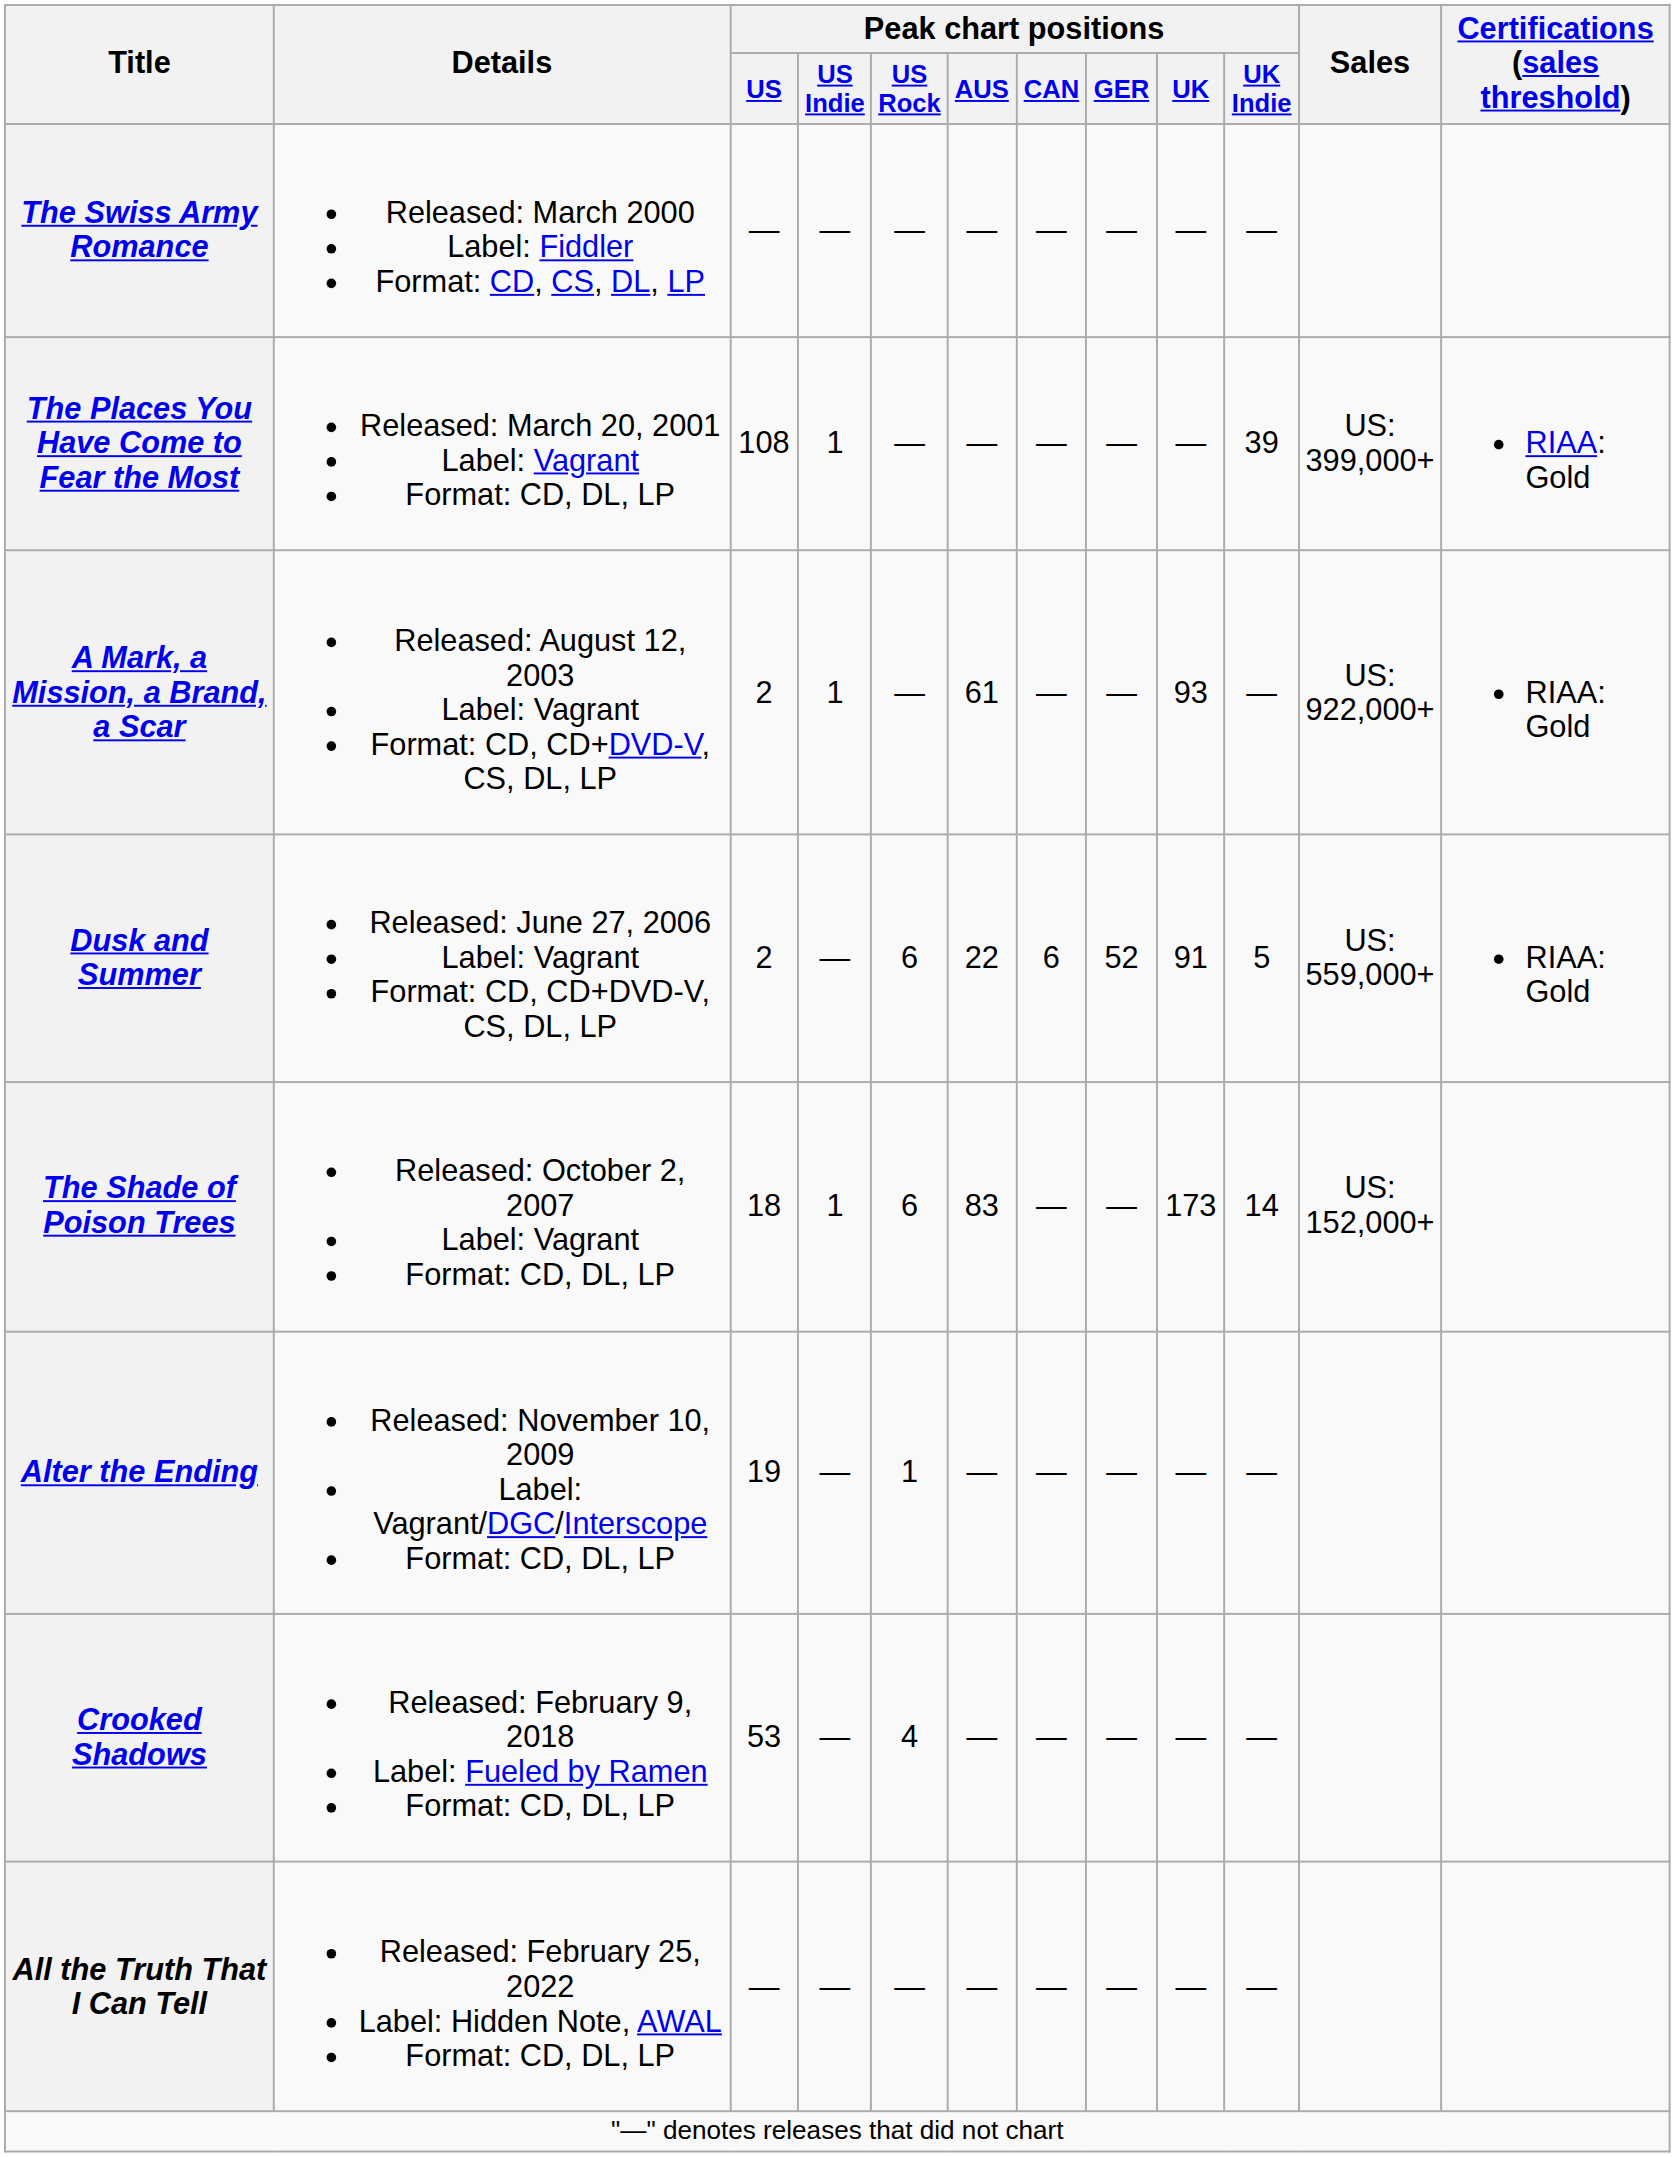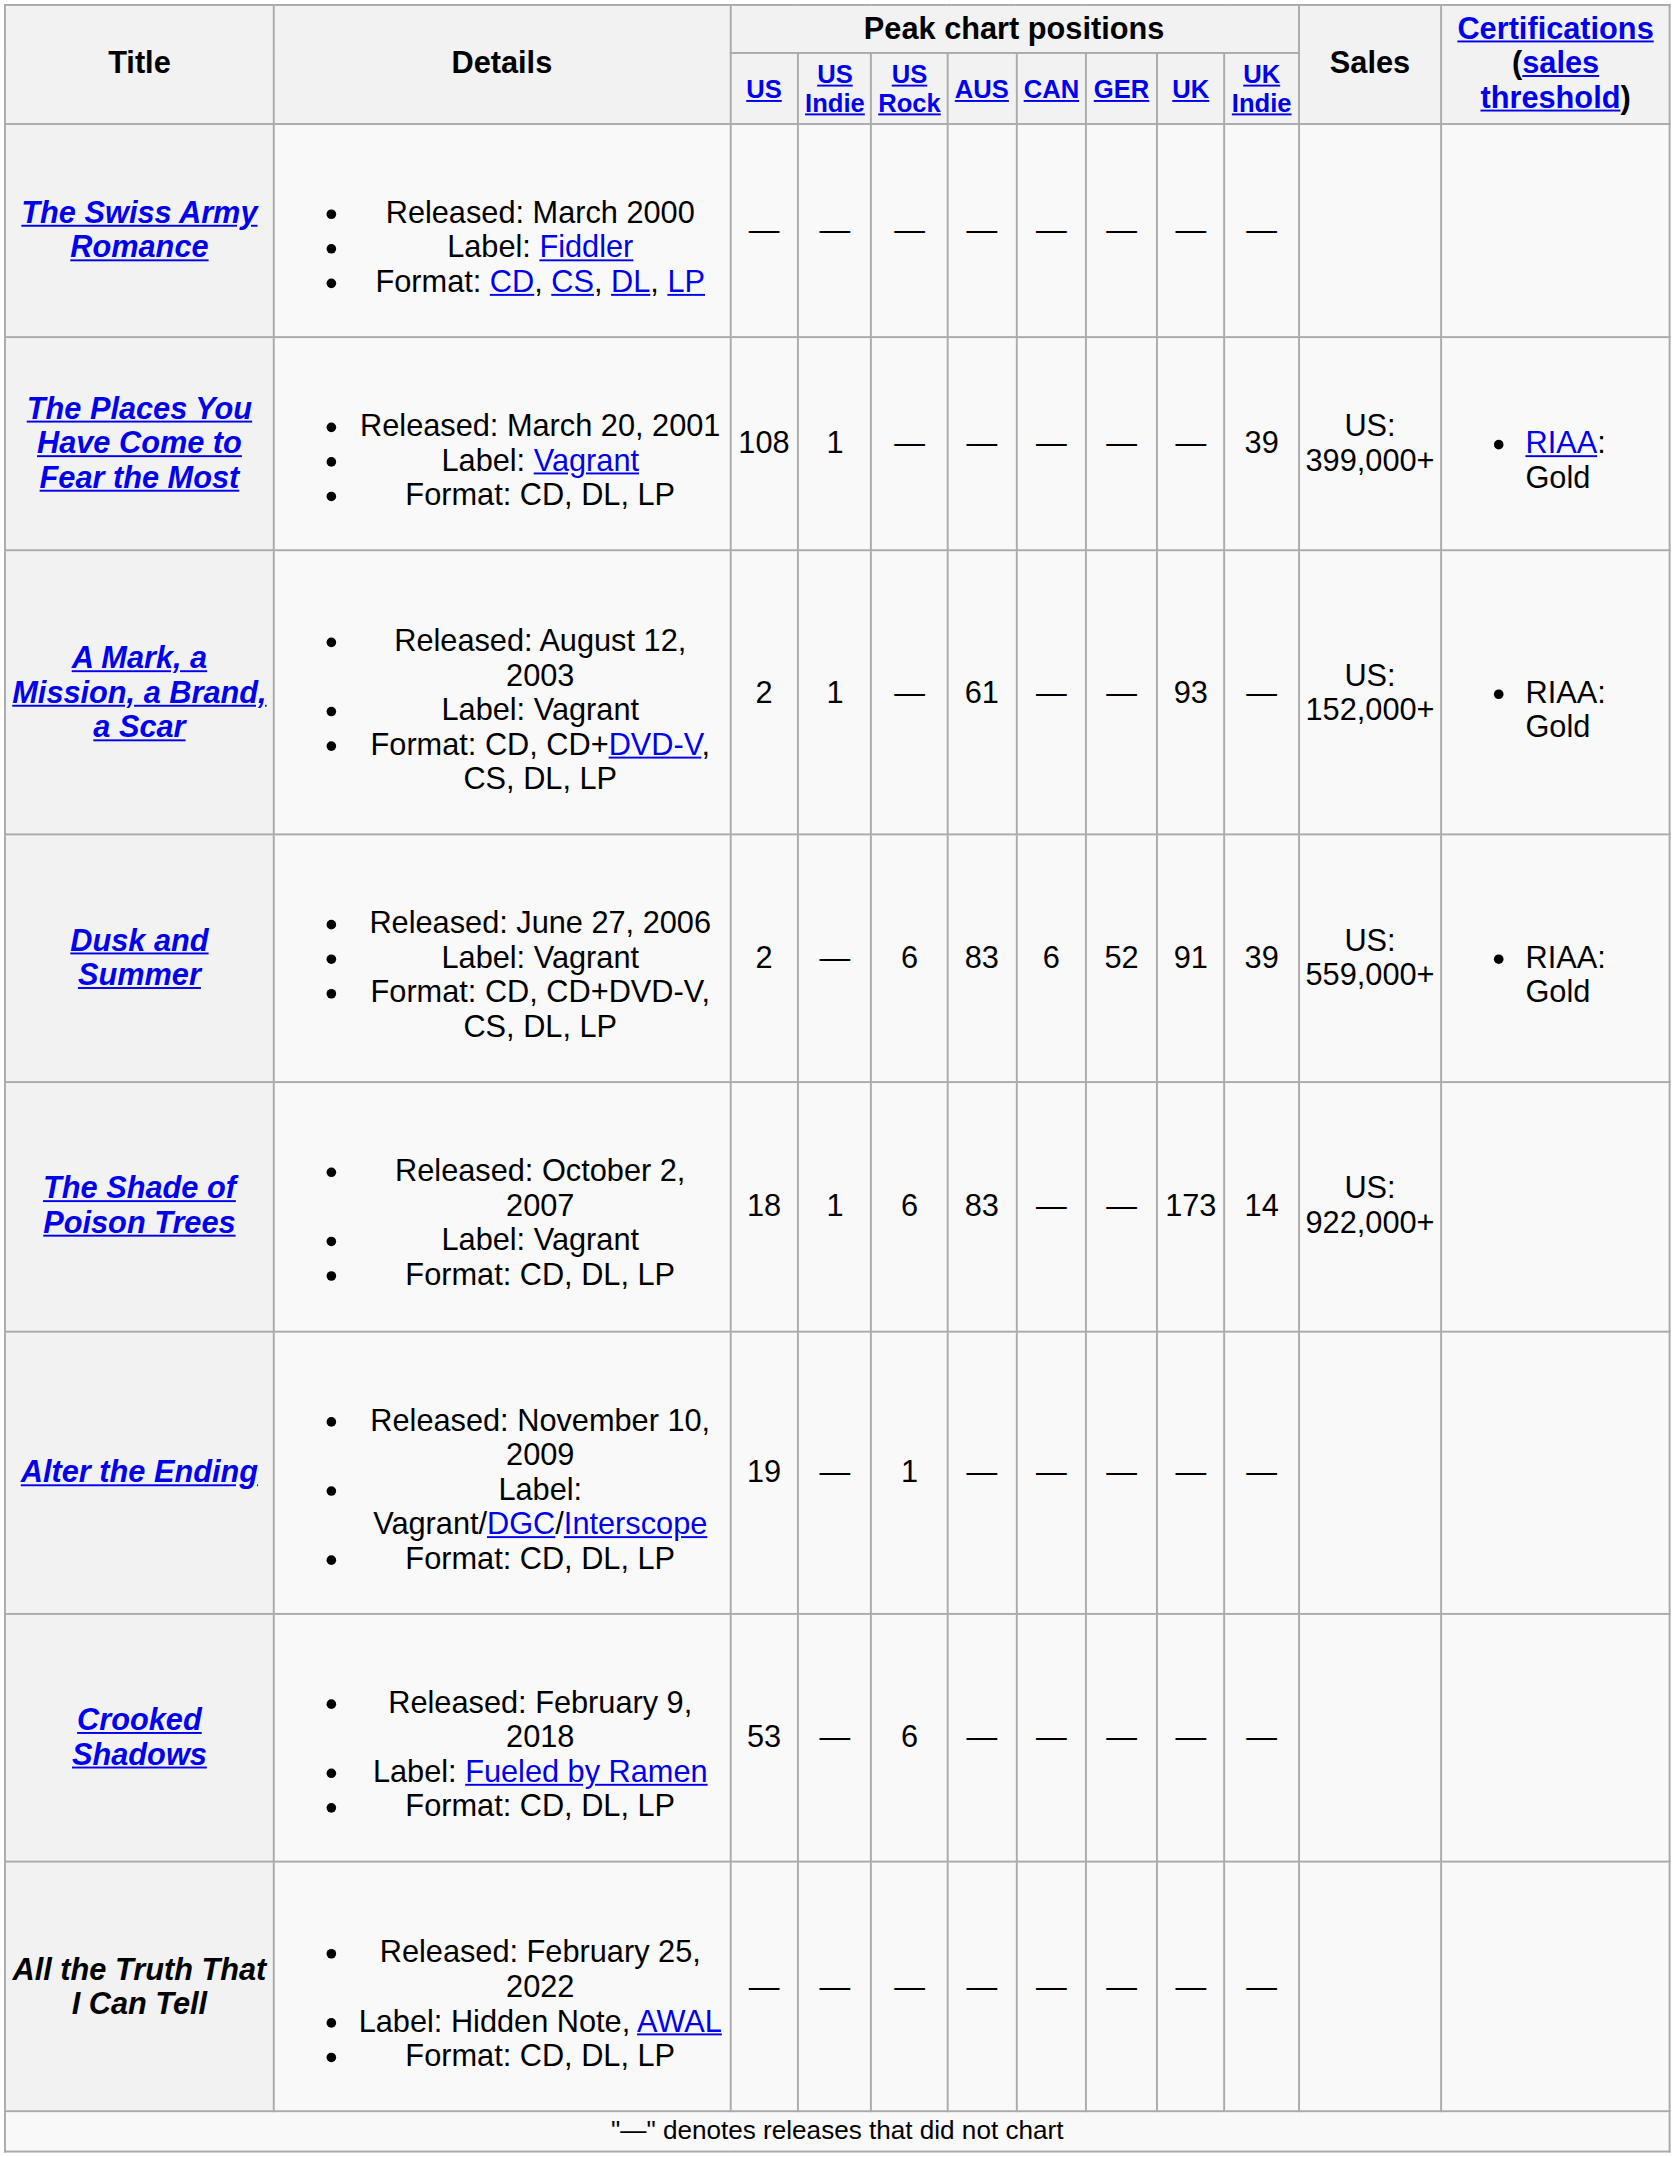(1370, 692) US: 922,000+ -> (1370, 692) US: 152,000+
(982, 957) 22 -> (982, 957) 83
(1262, 957) 5 -> (1262, 957) 39
(1370, 1206) US: 152,000+ -> (1370, 1206) US: 922,000+
(909, 1737) 4 -> (909, 1737) 6
